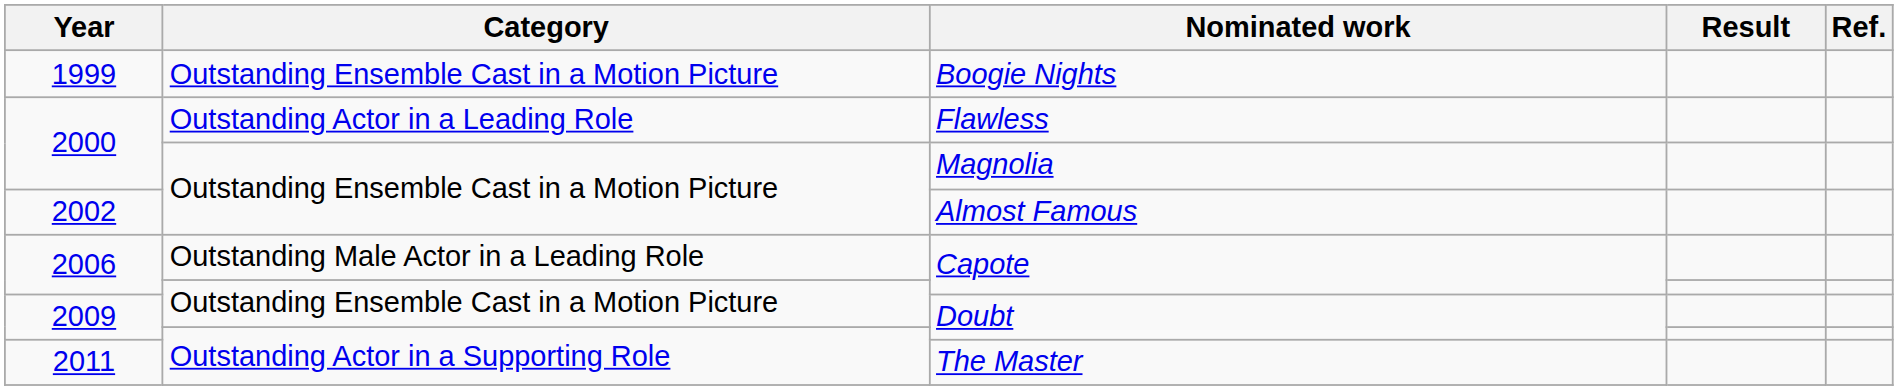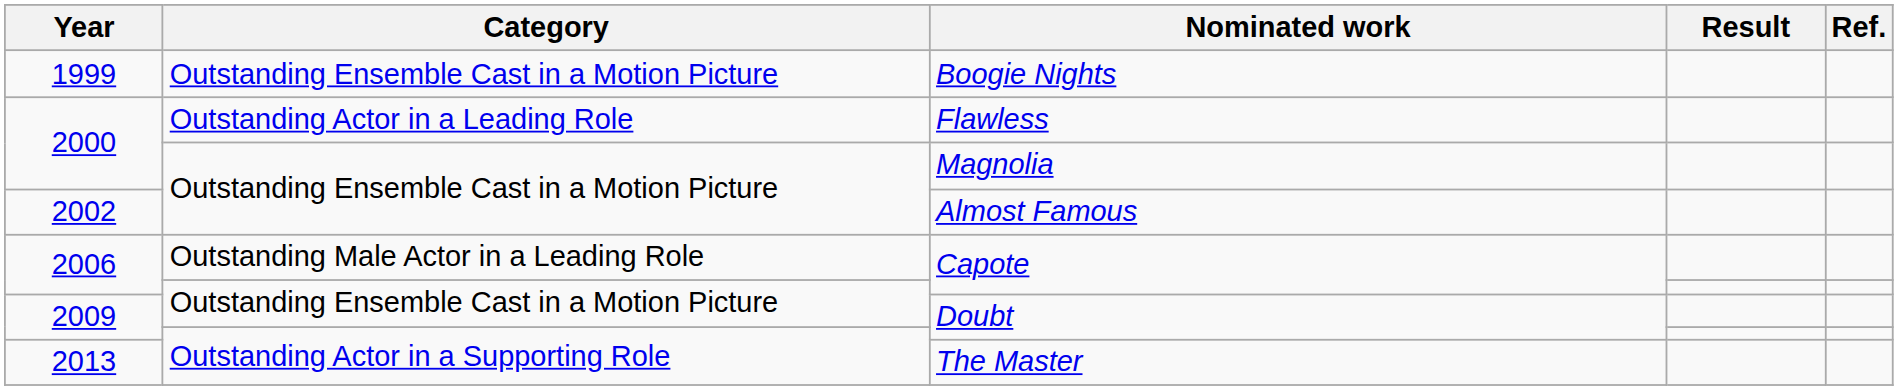(84, 362) 2011 -> (84, 362) 2013
